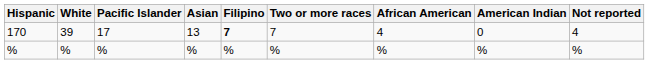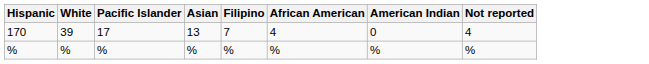- column: (321, 13)
(227, 31) bold -> (227, 31) normal
